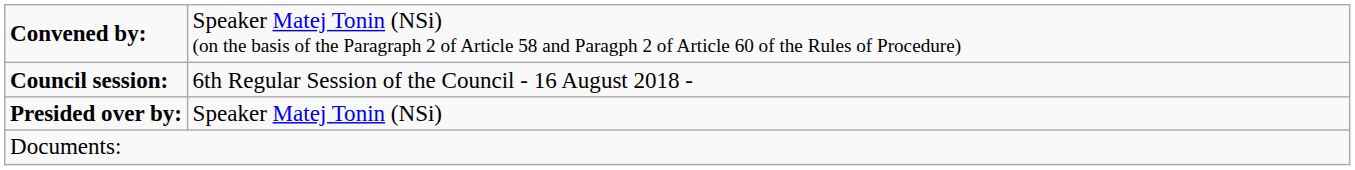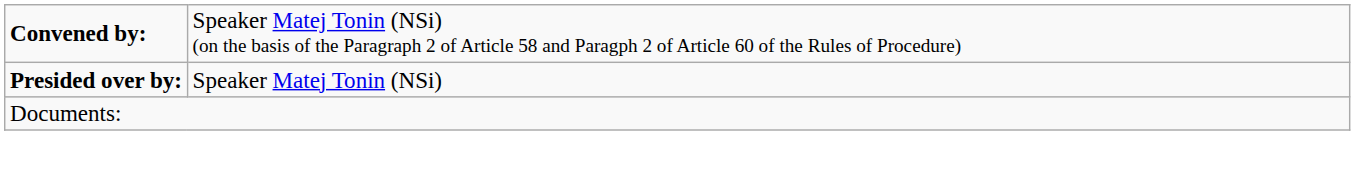- row: (89, 79)
